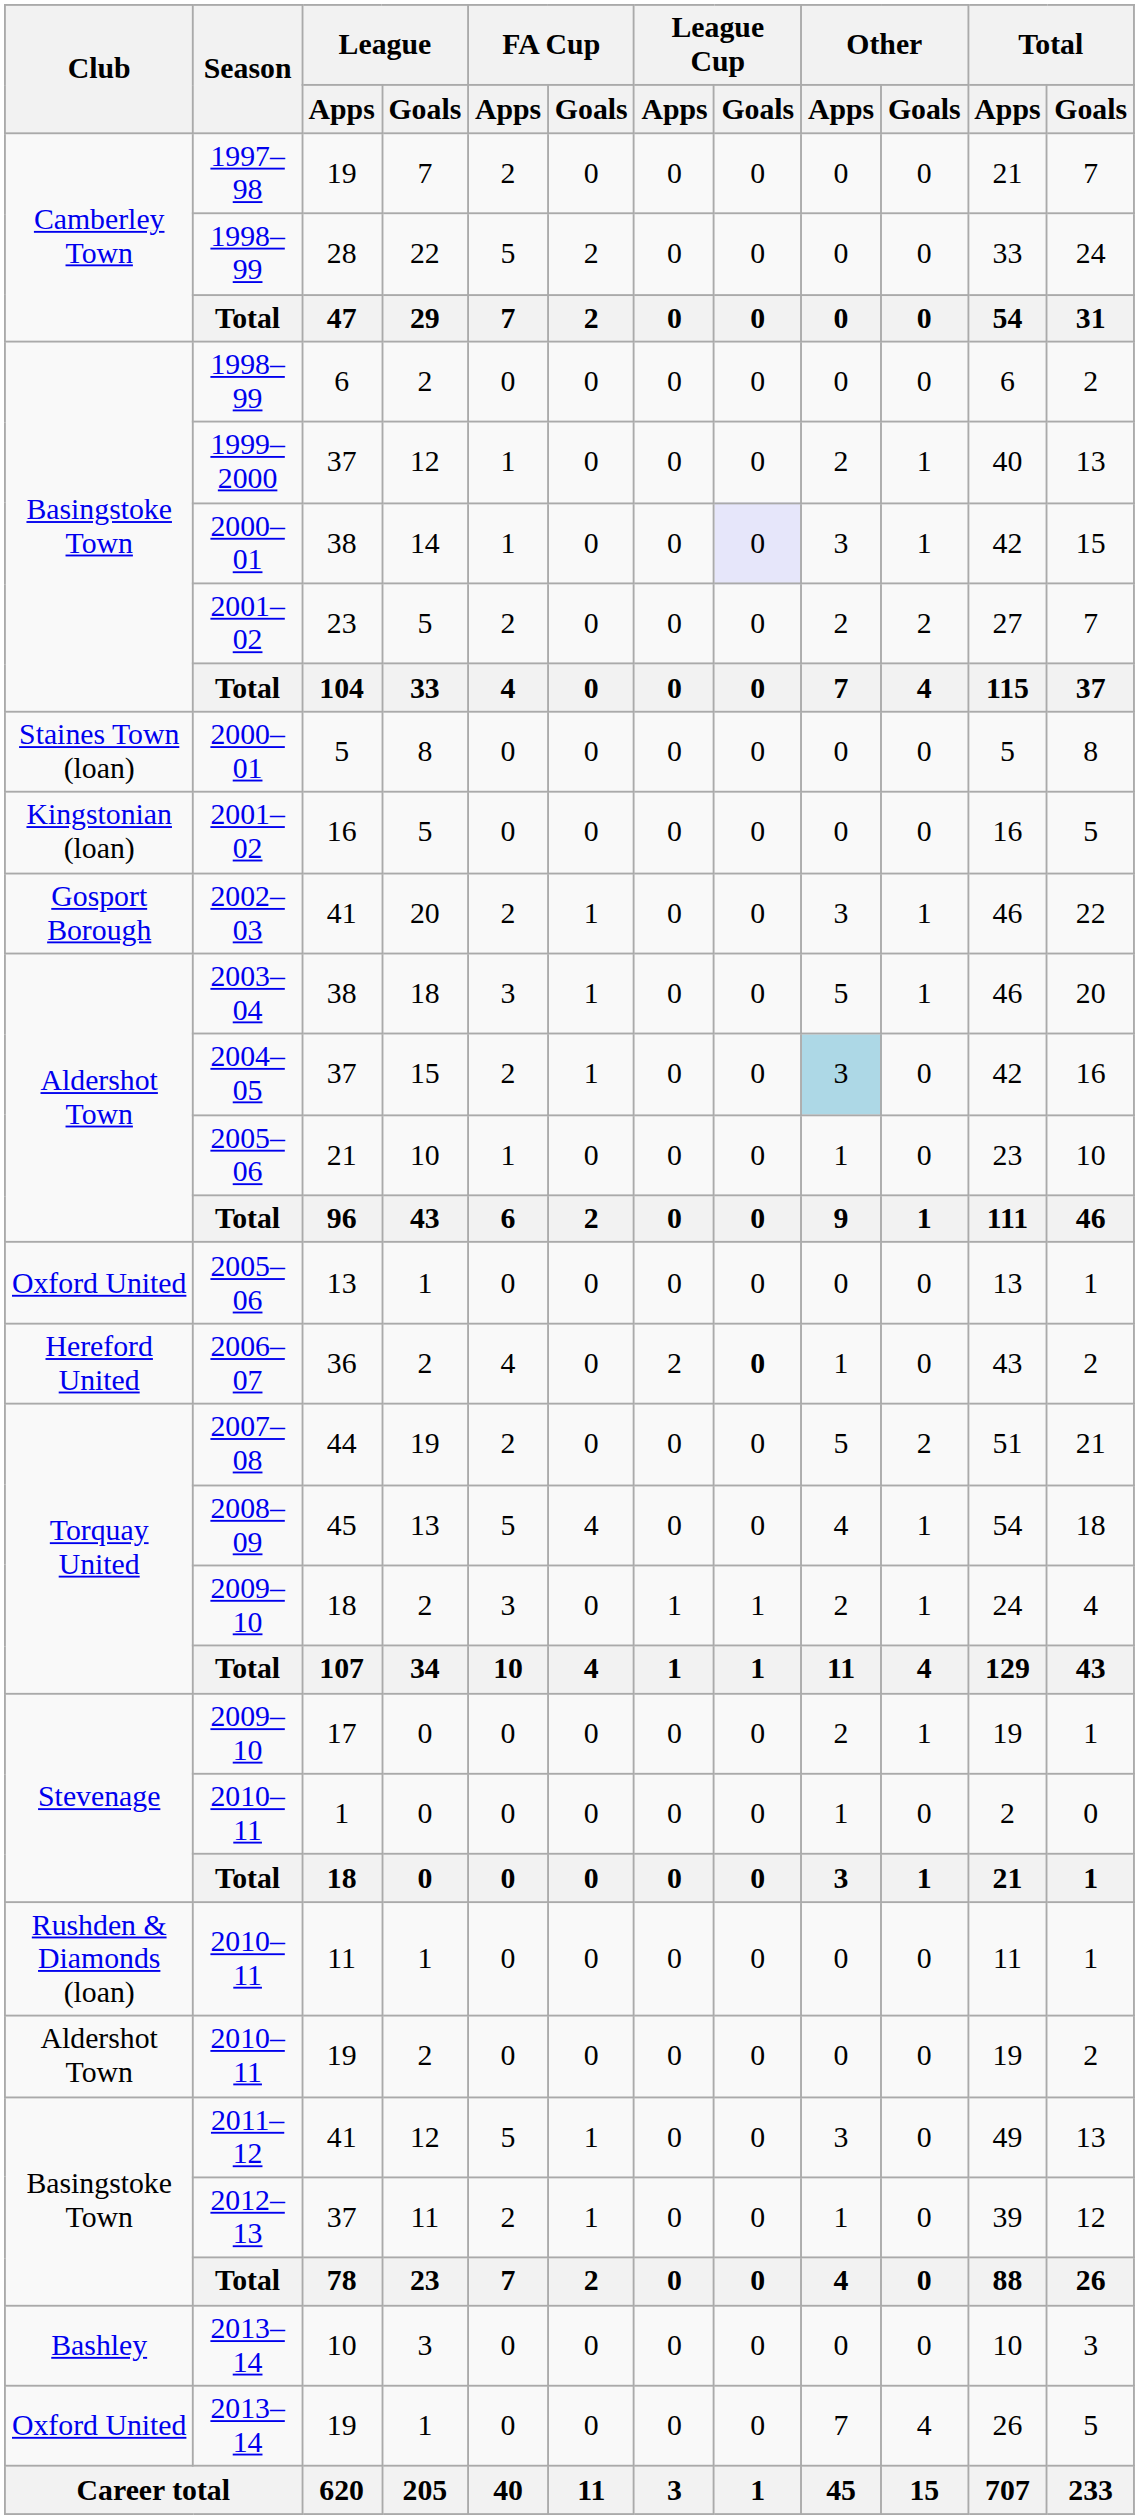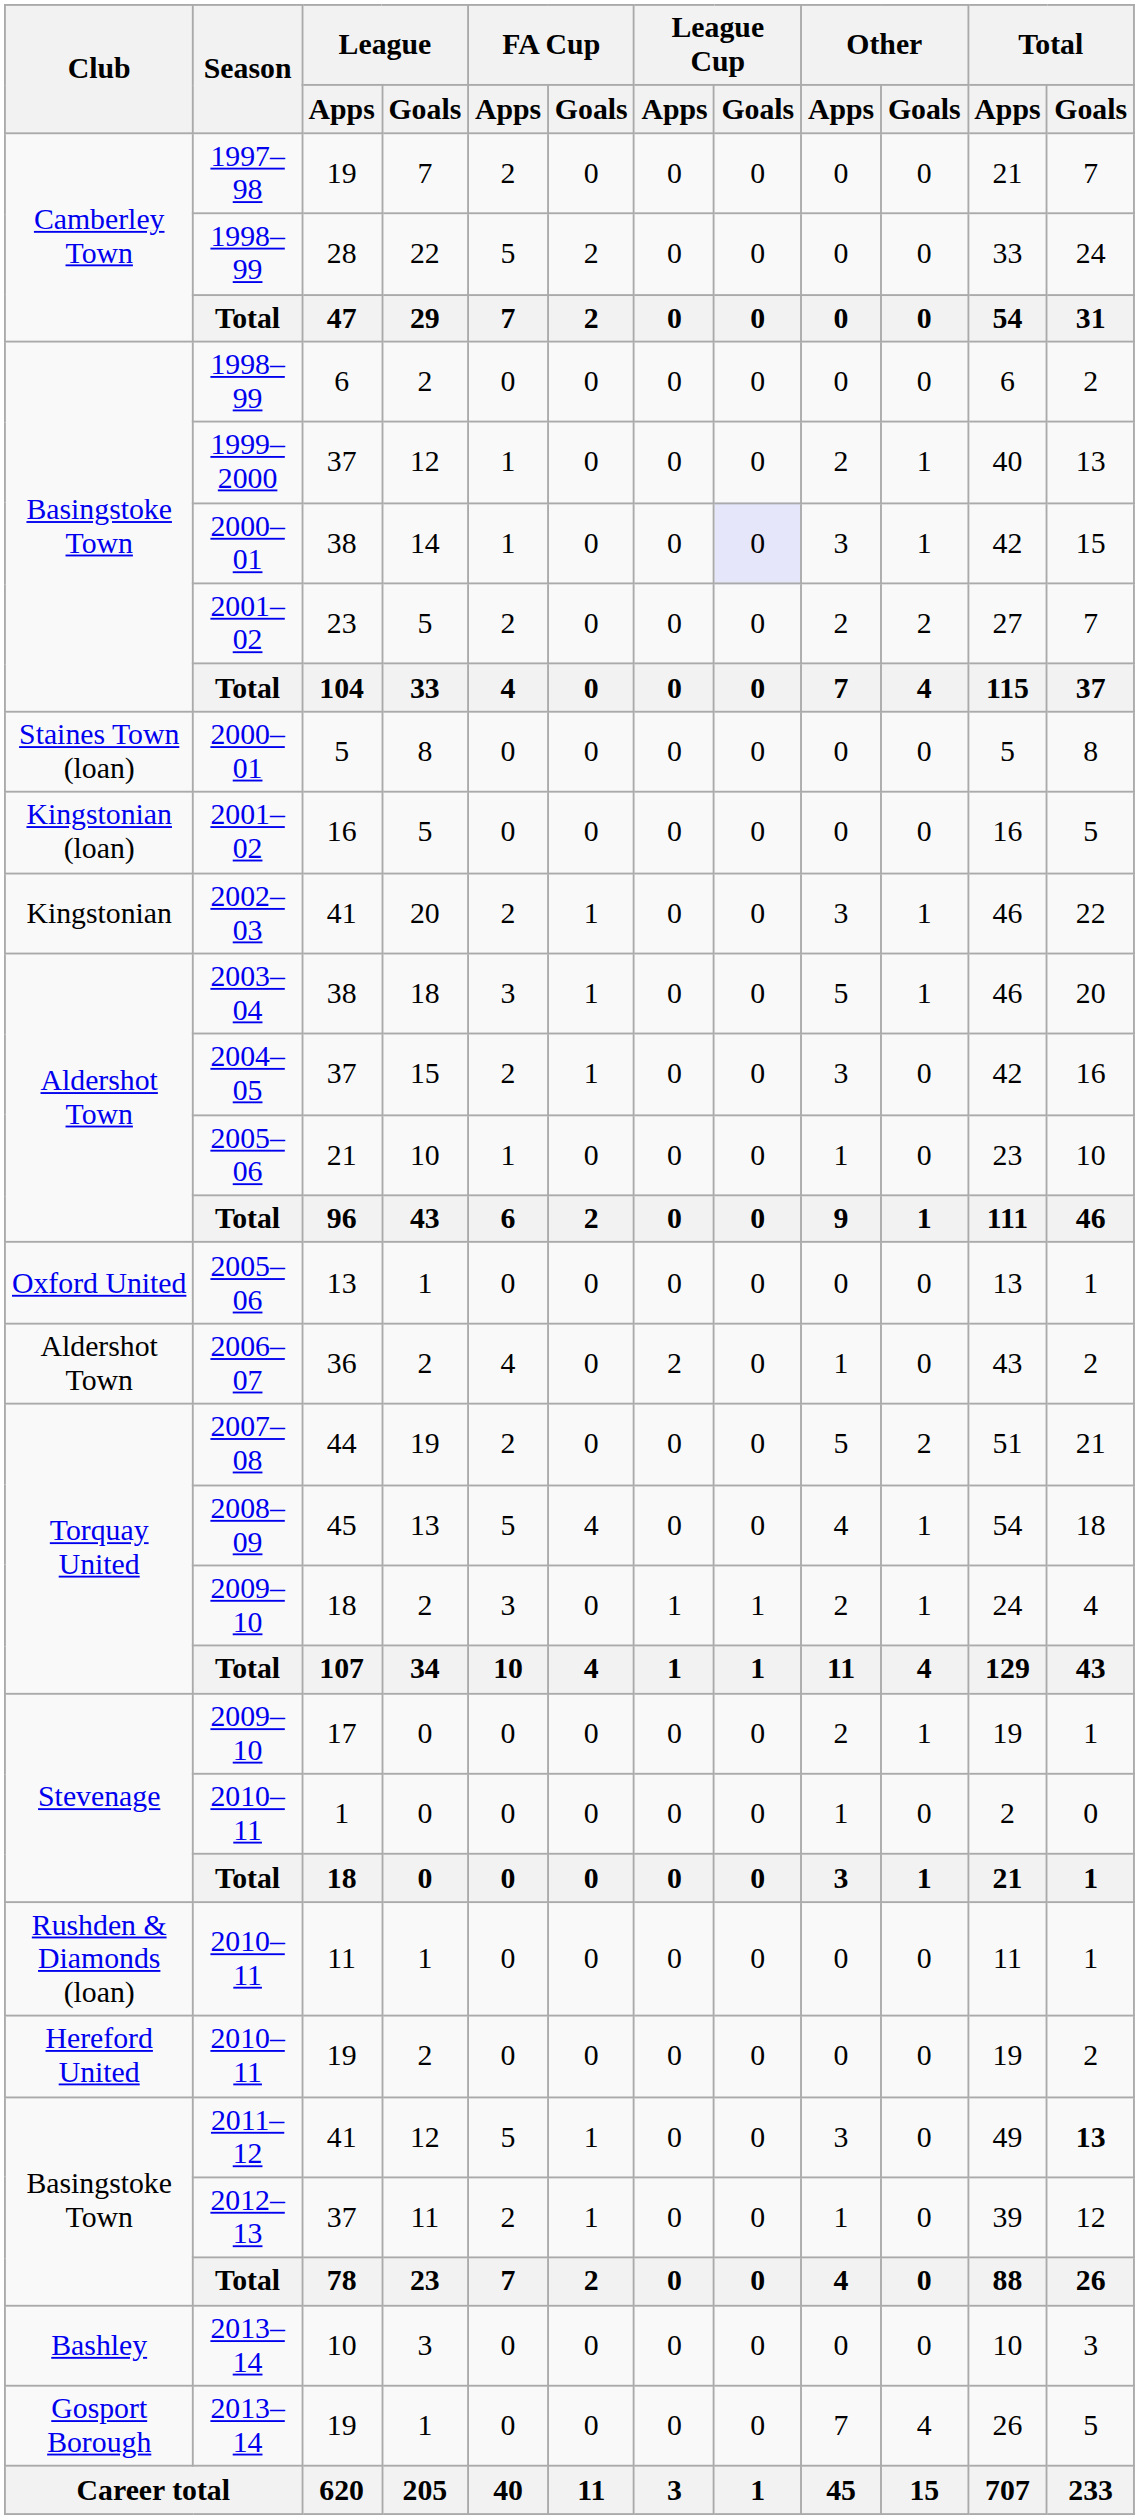(99, 912) Gosport Borough -> (99, 912) Kingstonian
(841, 1073) lightblue background -> (841, 1073) no background
(99, 1363) Hereford United -> (99, 1363) Aldershot Town
(758, 1363) bold -> (758, 1363) normal
(99, 2055) Aldershot Town -> (99, 2055) Hereford United
(1091, 2136) normal -> (1091, 2136) bold
(99, 2425) Oxford United -> (99, 2425) Gosport Borough
